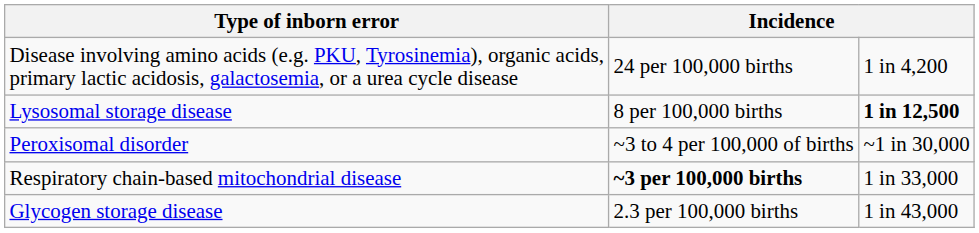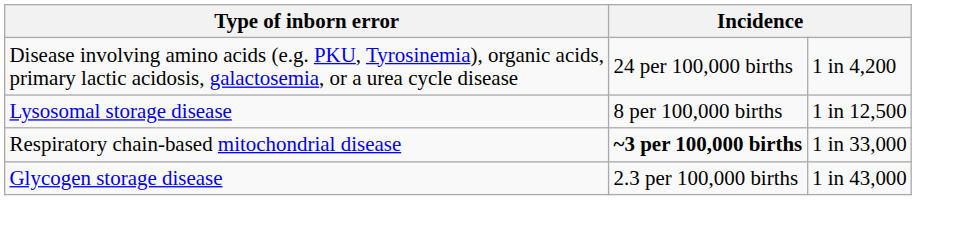(911, 111) bold -> (859, 111) normal
- row: (99, 144)
